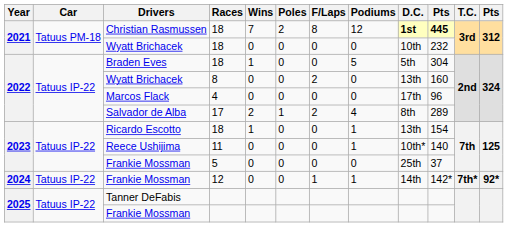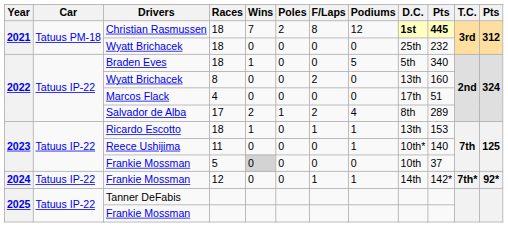(411, 46) 10th -> (411, 46) 25th
(439, 63) 304 -> (439, 63) 340
(436, 96) 96 -> (436, 96) 51
(315, 129) 0 -> (315, 129) 1
(439, 129) 154 -> (439, 129) 153
(251, 163) no background -> (251, 163) lightgrey background
(411, 163) 25th -> (411, 163) 10th
